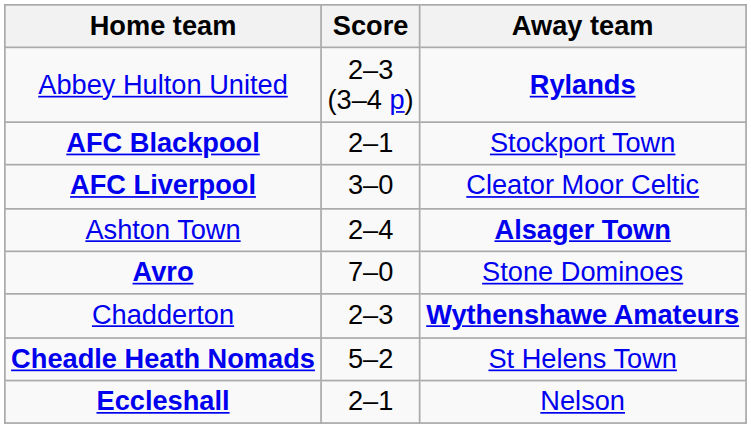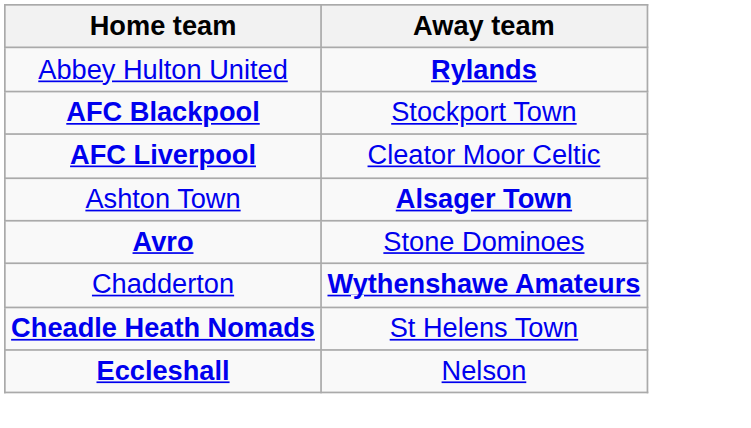- column: (371, 26)
